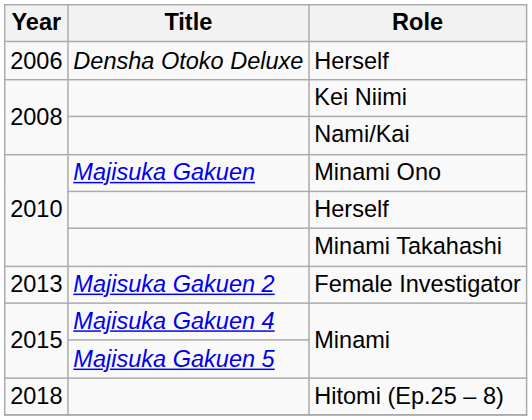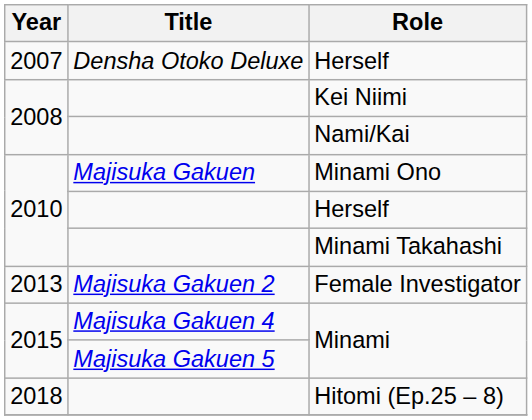(36, 60) 2006 -> (36, 60) 2007
